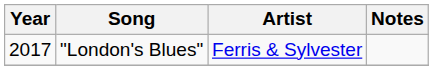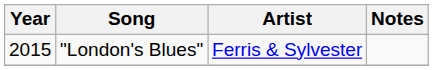(30, 49) 2017 -> (30, 49) 2015
